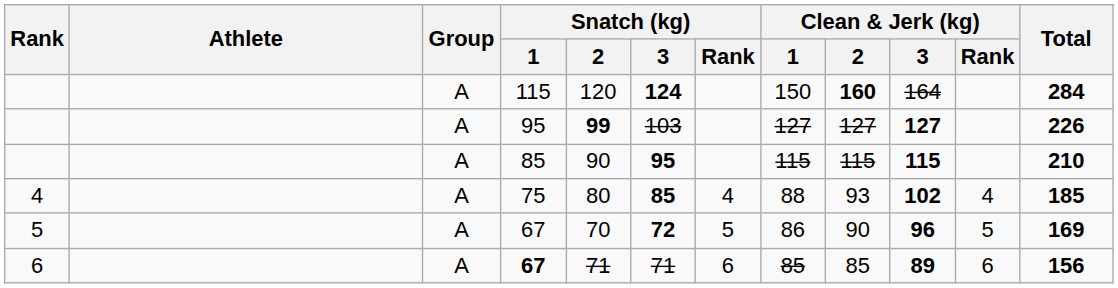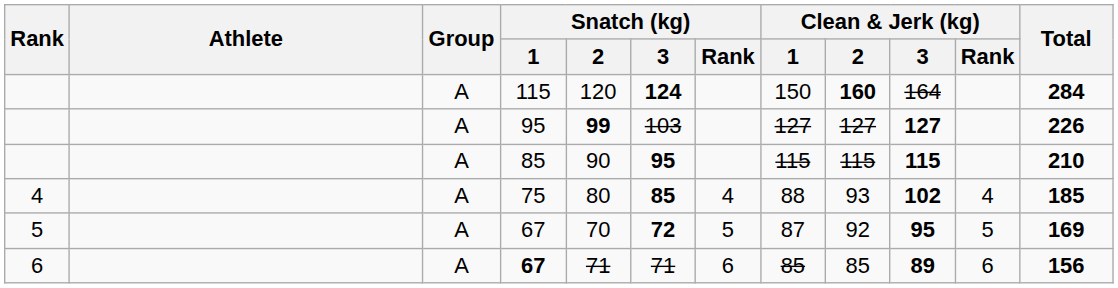(793, 230) 86 -> (793, 230) 87
(858, 230) 90 -> (858, 230) 92
(923, 230) 96 -> (923, 230) 95
